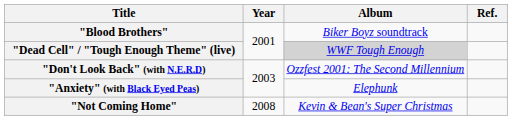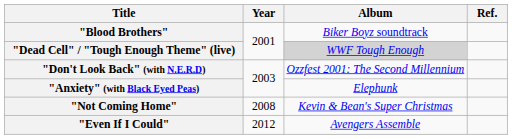+ row: (124, 124)
